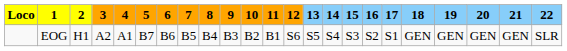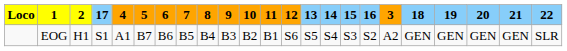columns swapped: (103, 14) <-> (392, 14)
